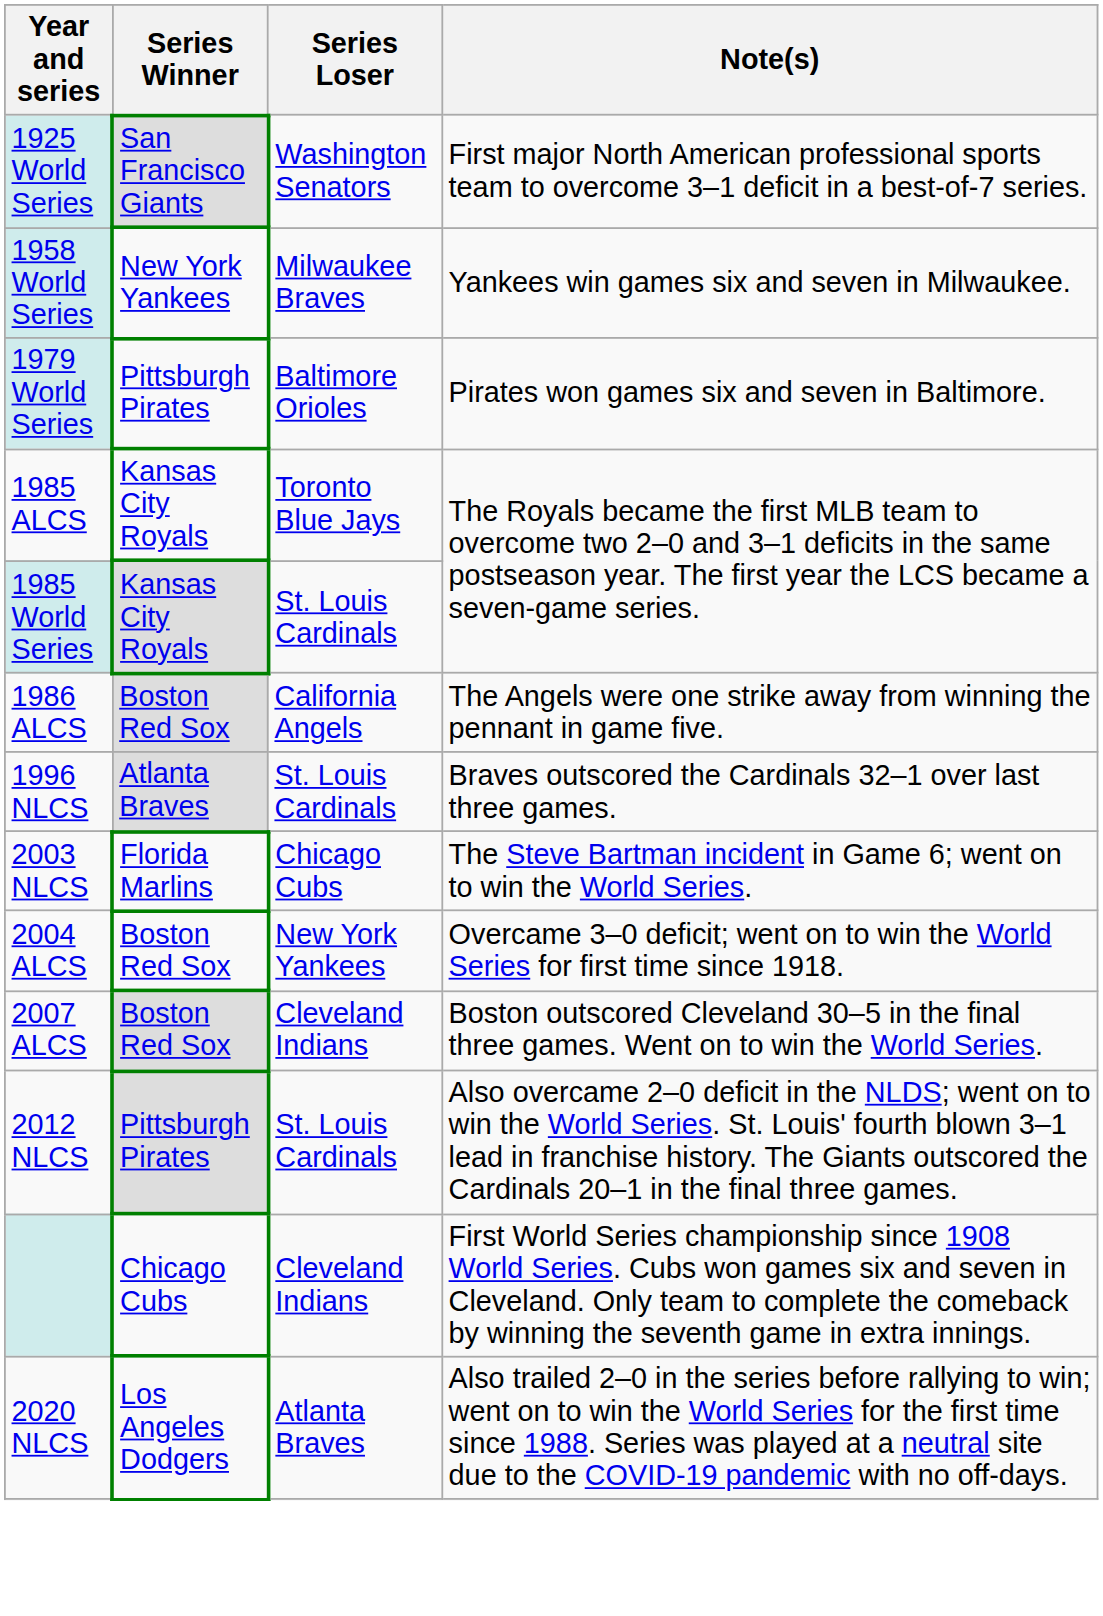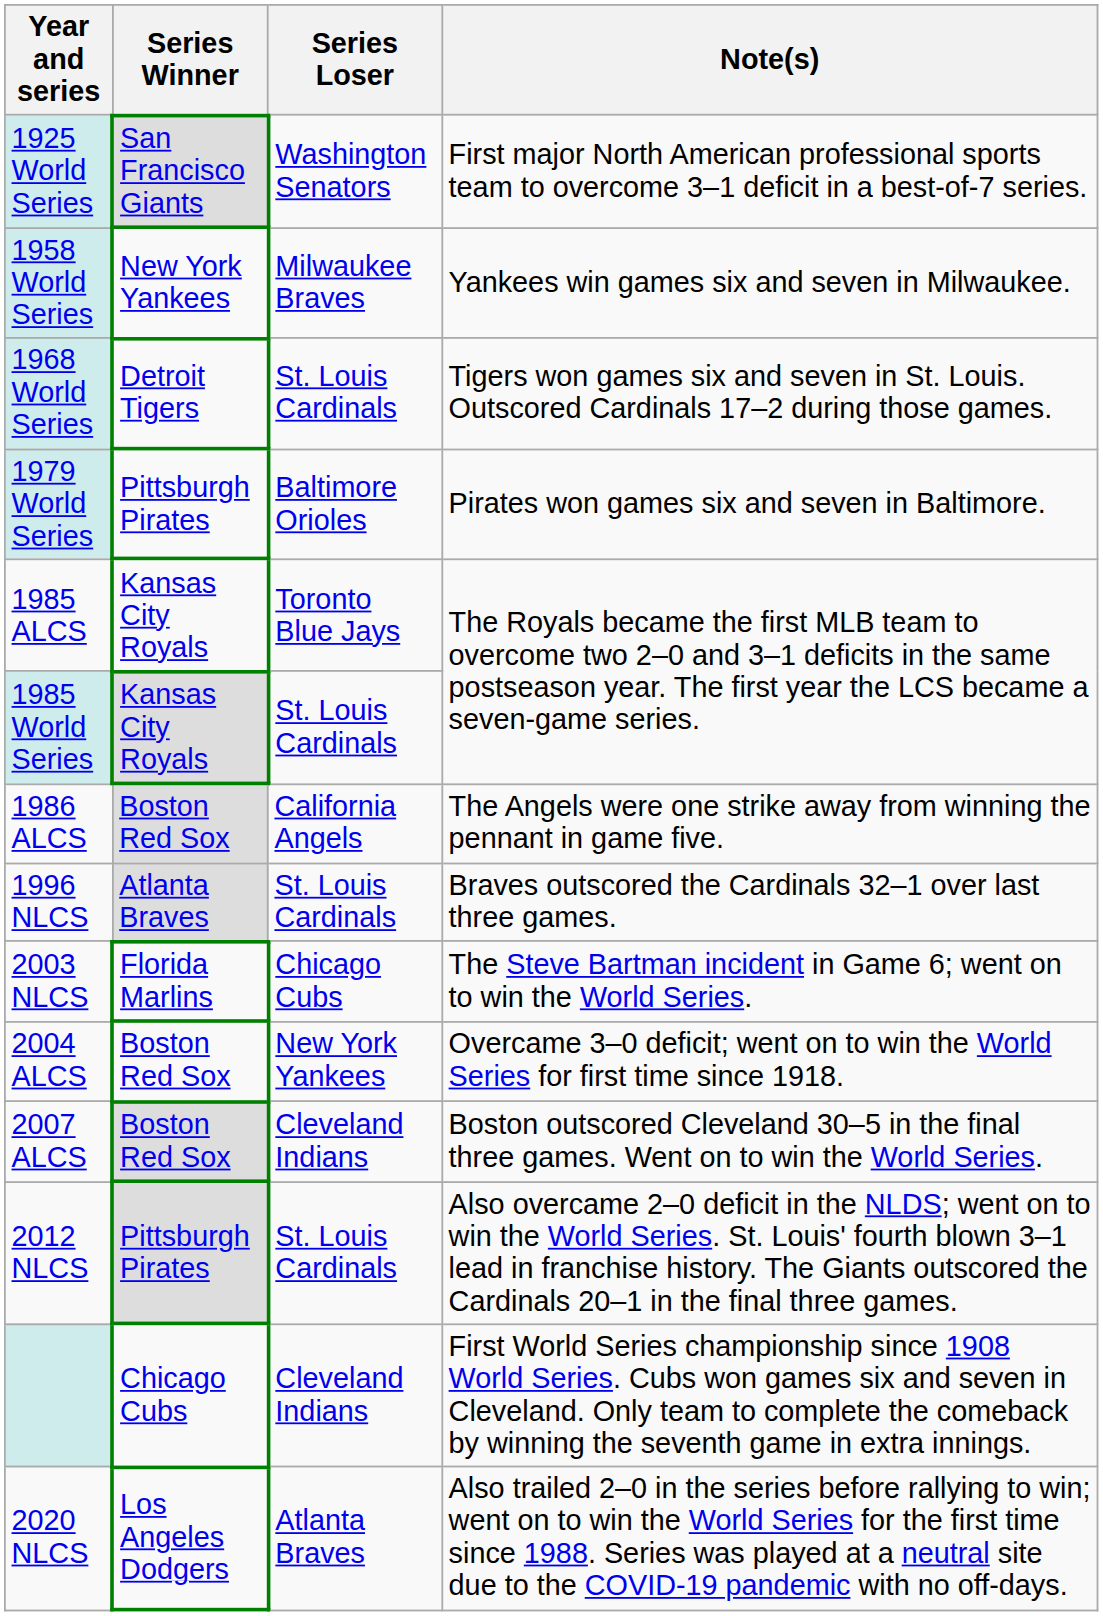+ row: (52, 392)
